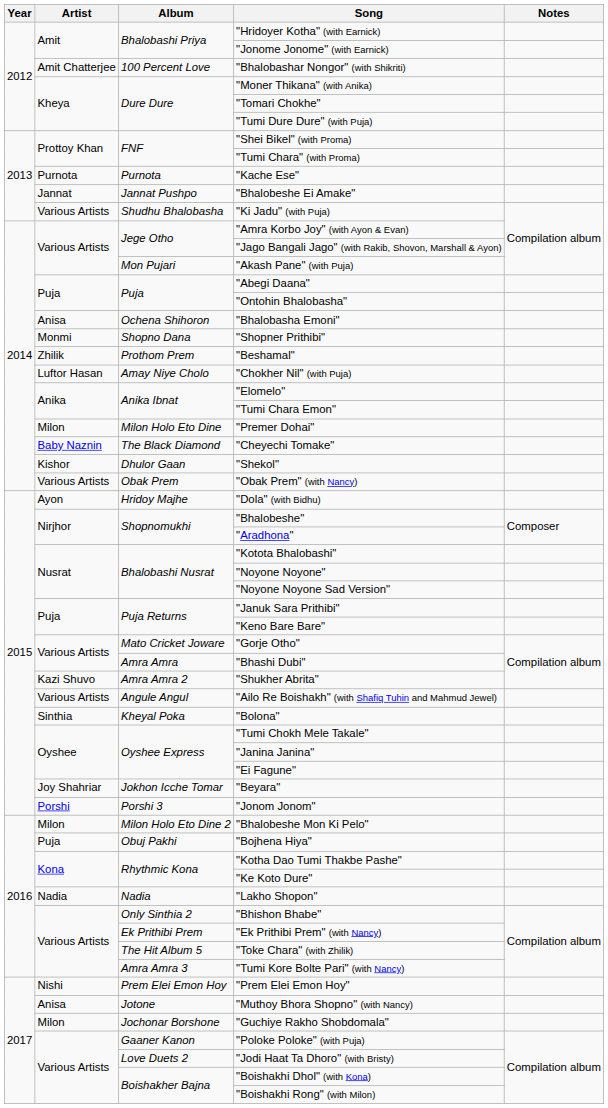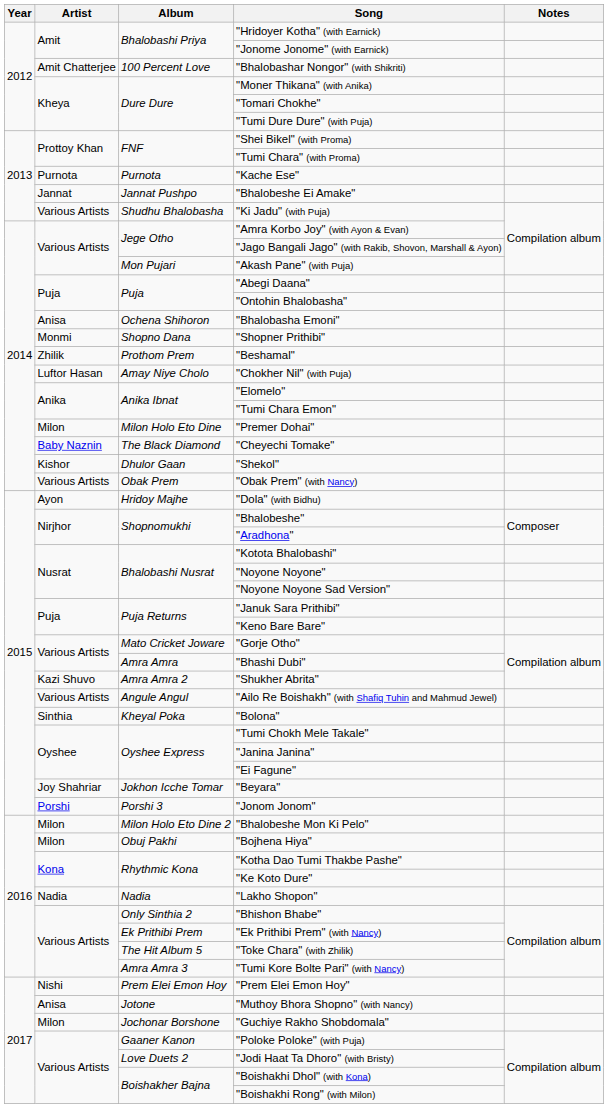(49, 842) Puja -> (51, 842) Milon
